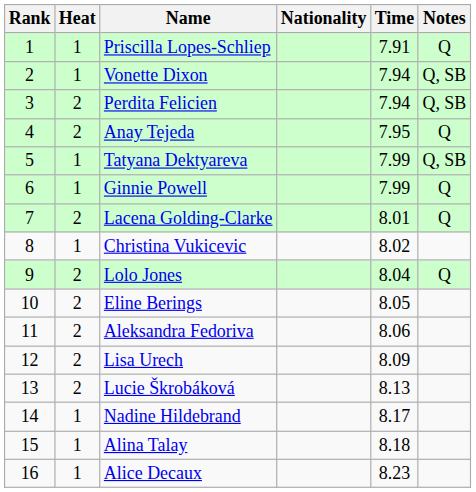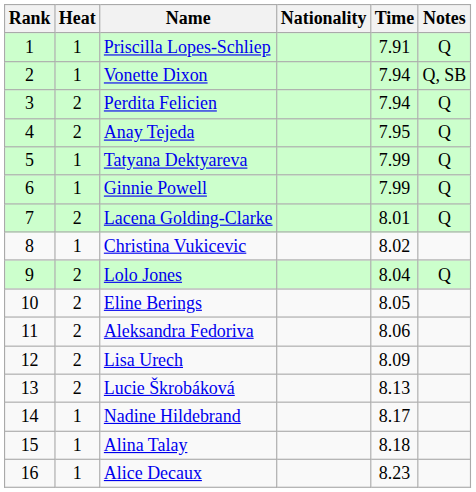(444, 103) Q, SB -> (444, 103) Q
(444, 160) Q, SB -> (444, 160) Q
